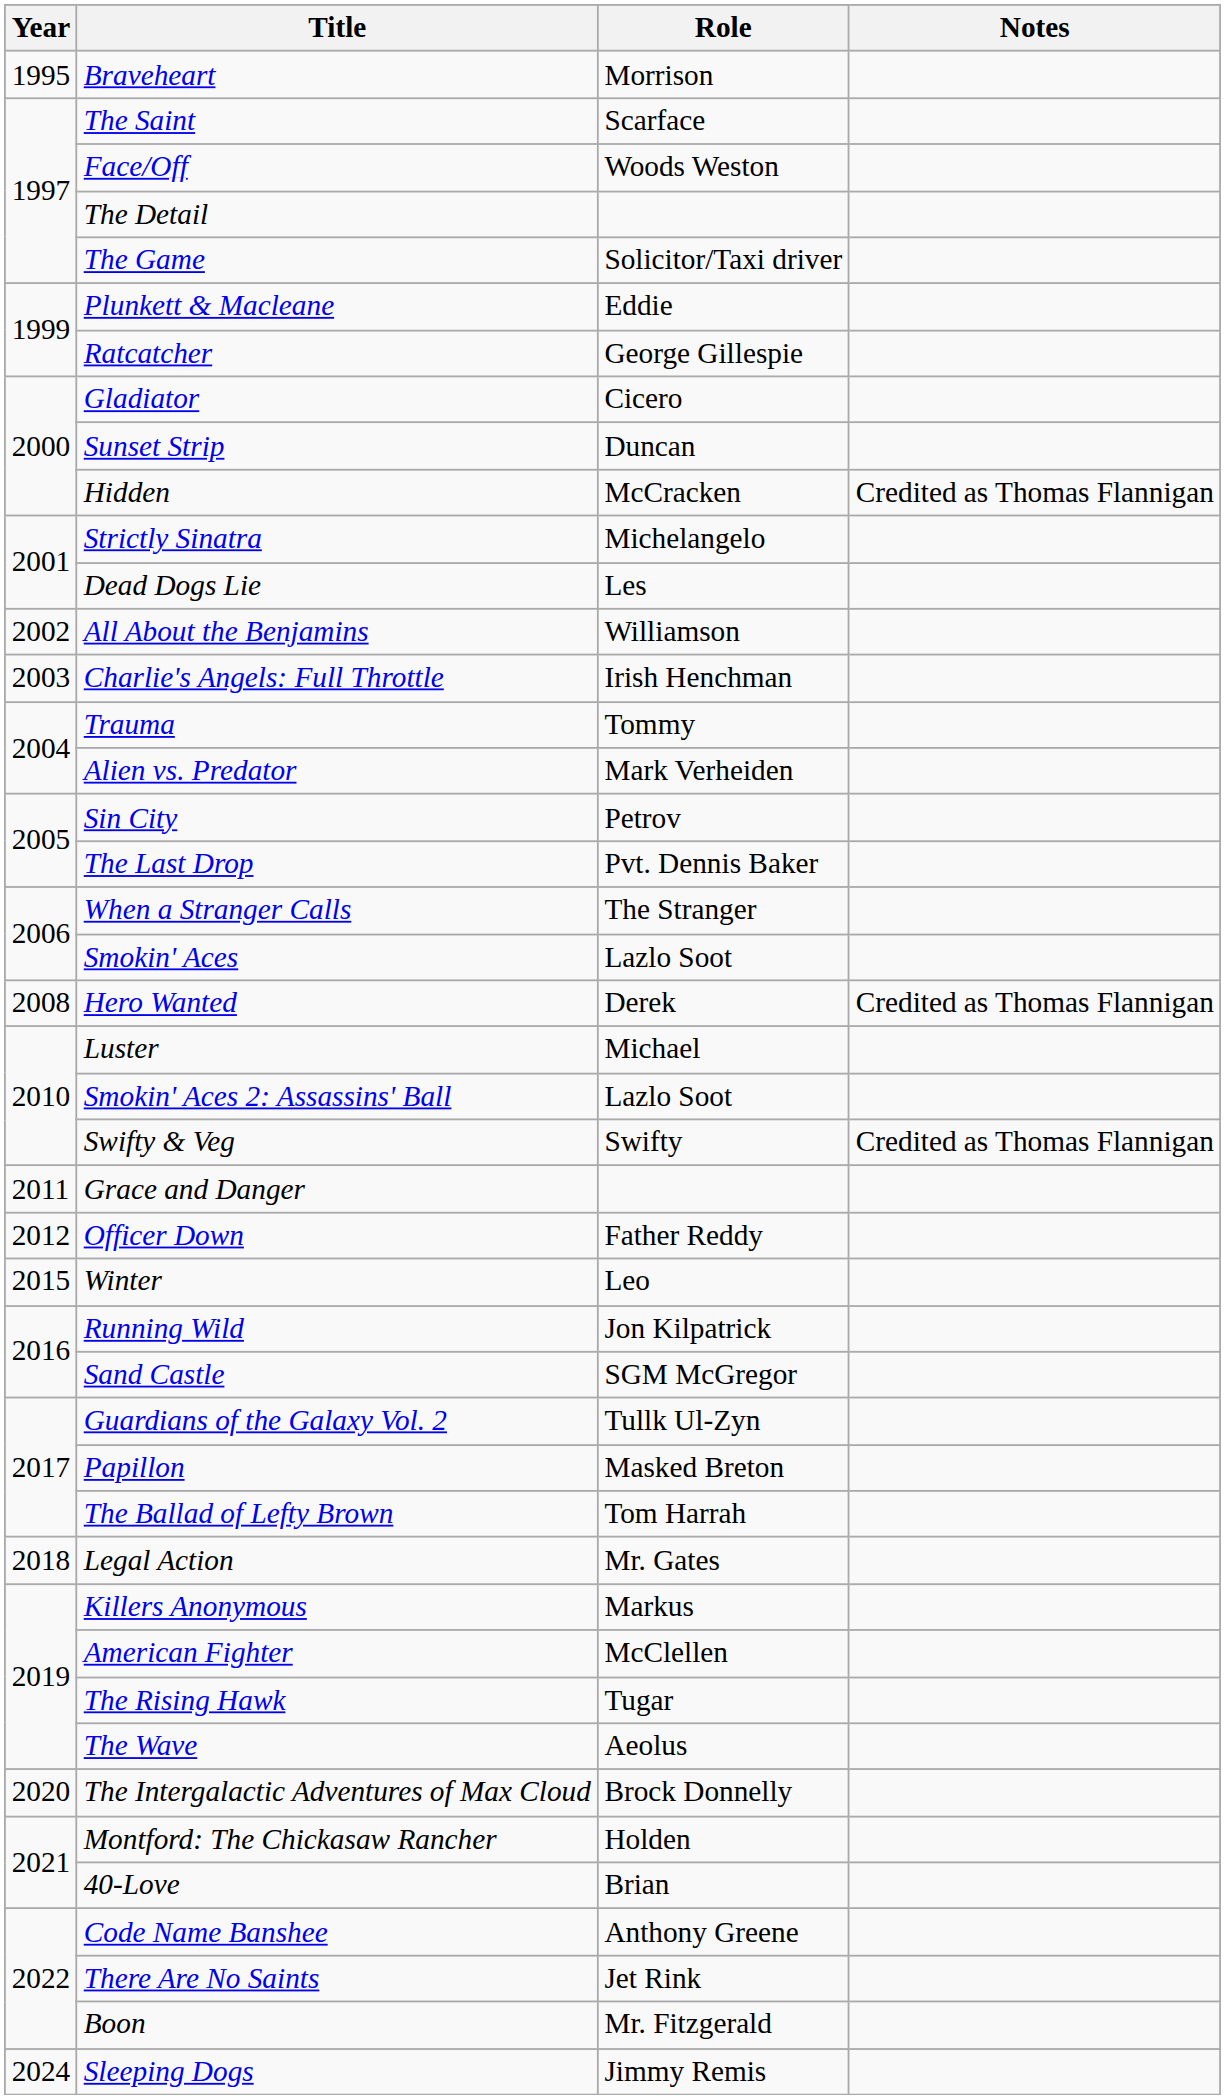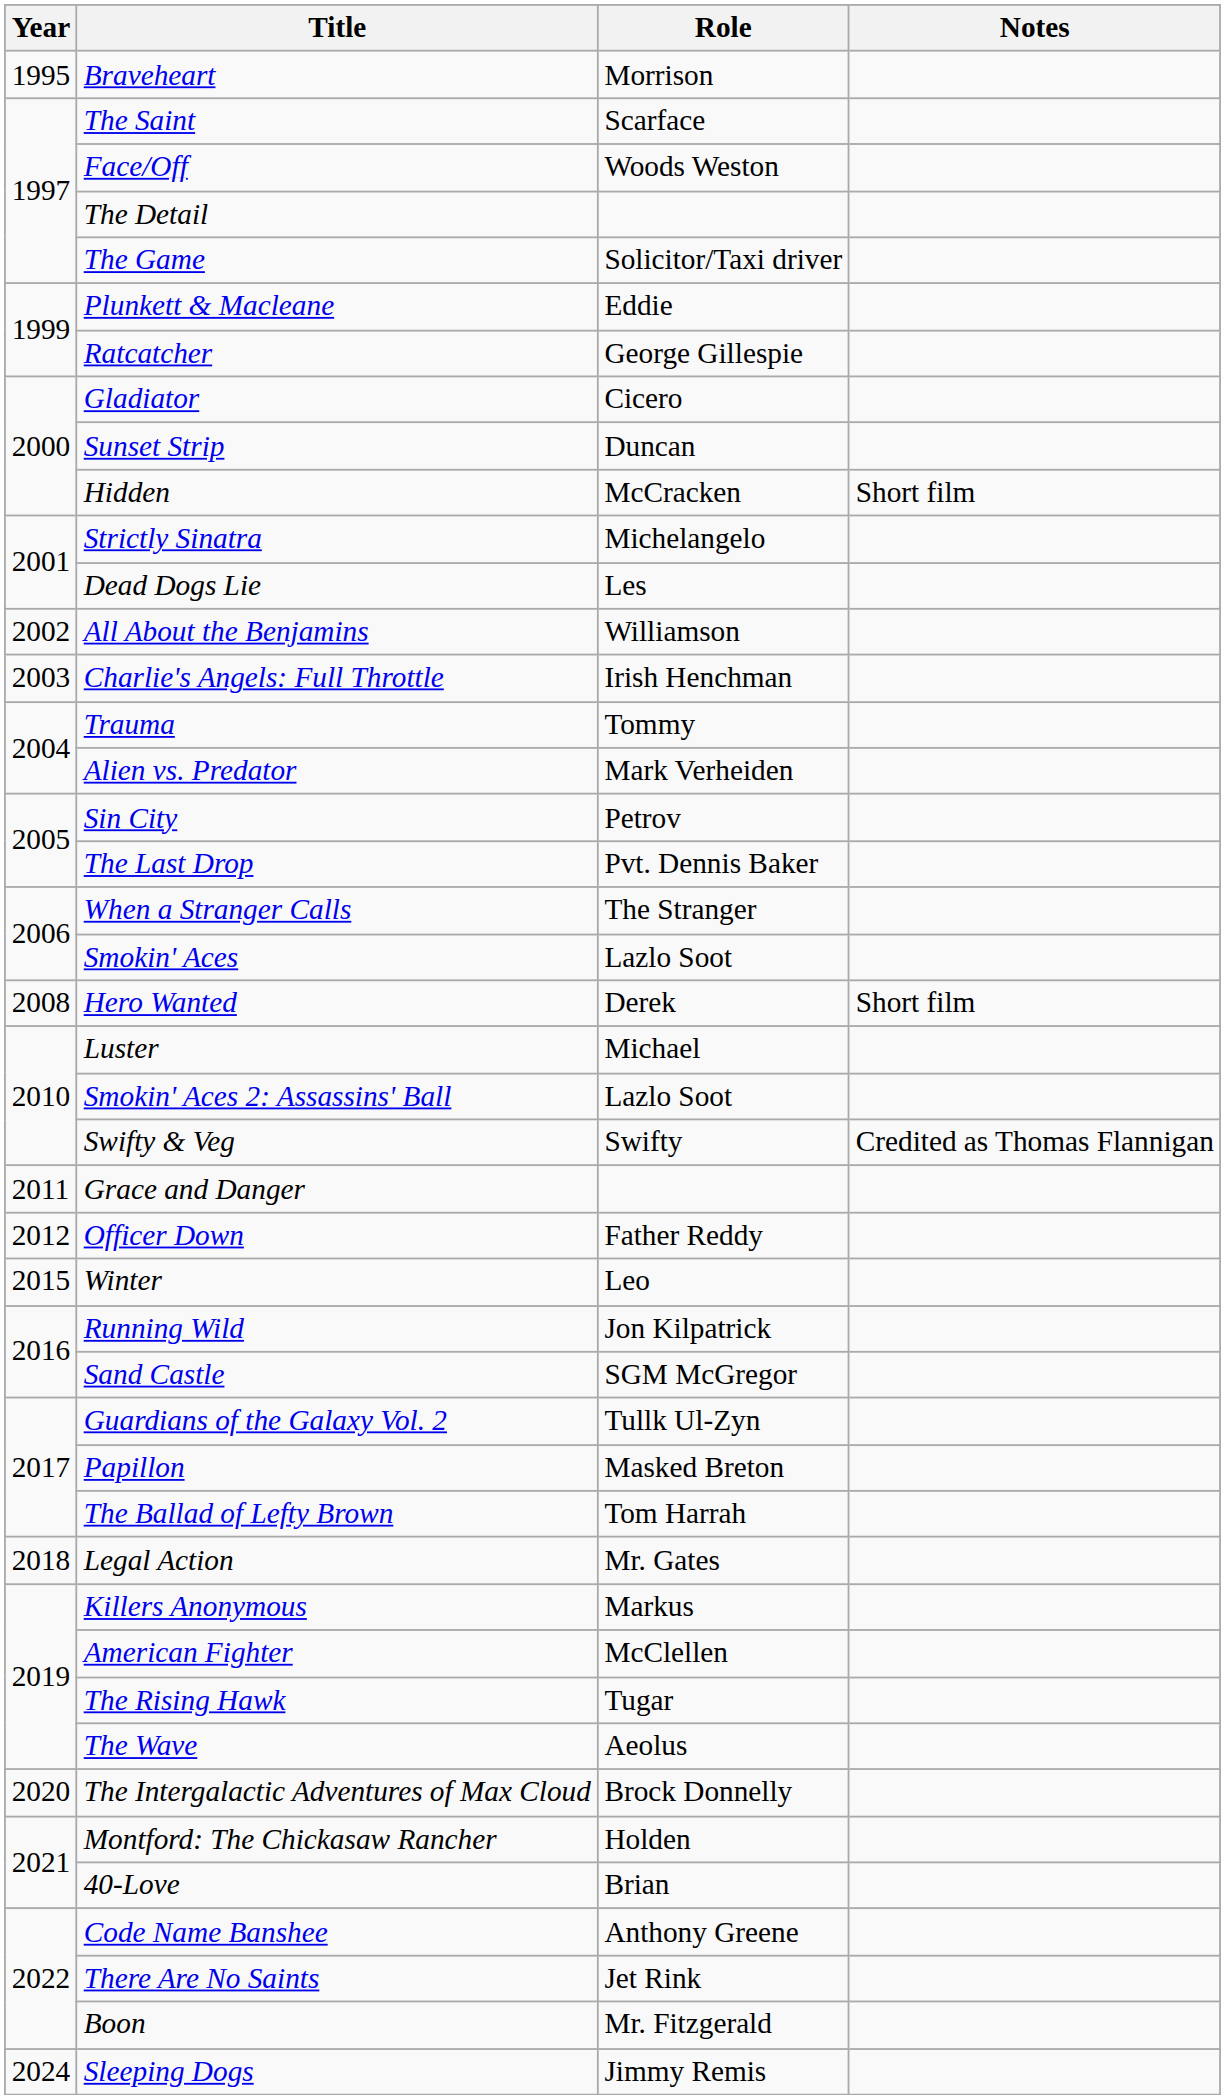(1035, 492) Credited as Thomas Flannigan -> (916, 492) Short film
(1035, 1002) Credited as Thomas Flannigan -> (916, 1002) Short film
